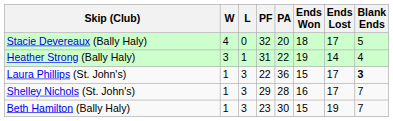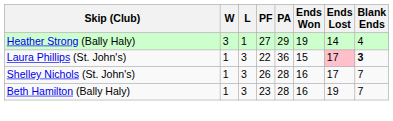- row: (77, 41)
(265, 58) 31 -> (265, 41) 27
(283, 58) 22 -> (283, 41) 29
(333, 74) no background -> (333, 58) pink background
(265, 91) 29 -> (265, 74) 26
(283, 108) 30 -> (283, 91) 28
(302, 108) 15 -> (302, 91) 16
